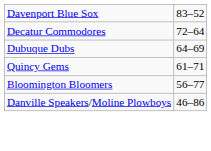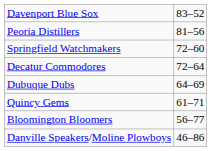+ row: (43, 31)
+ row: (64, 48)
